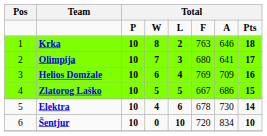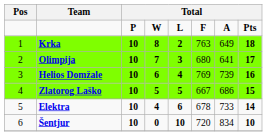(227, 44) 646 -> (227, 44) 649
(227, 75) 709 -> (227, 75) 739
(227, 107) 730 -> (227, 107) 733
